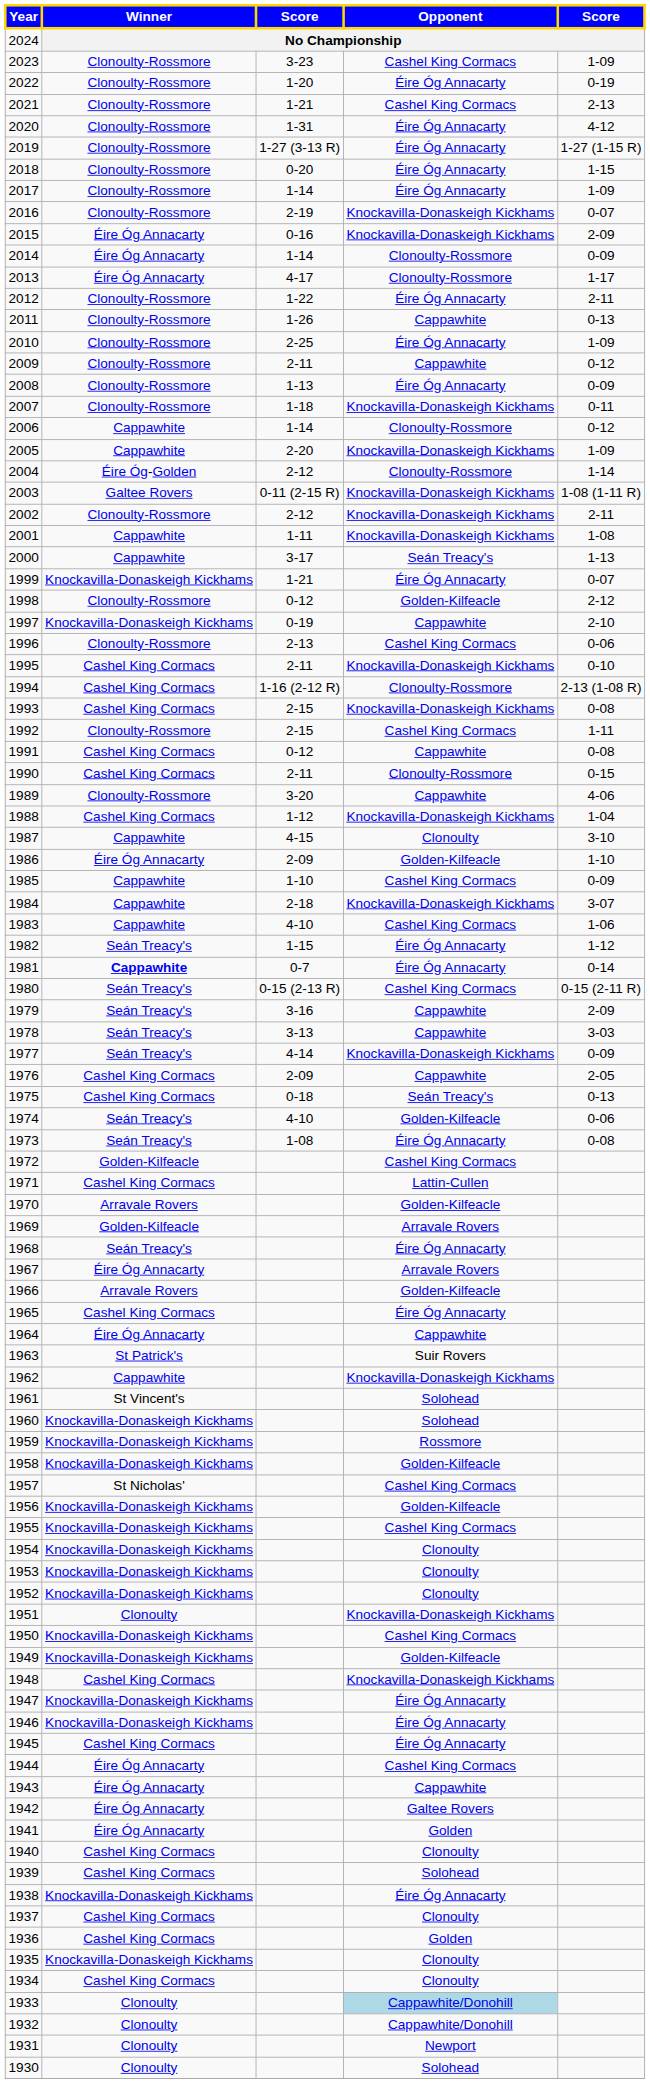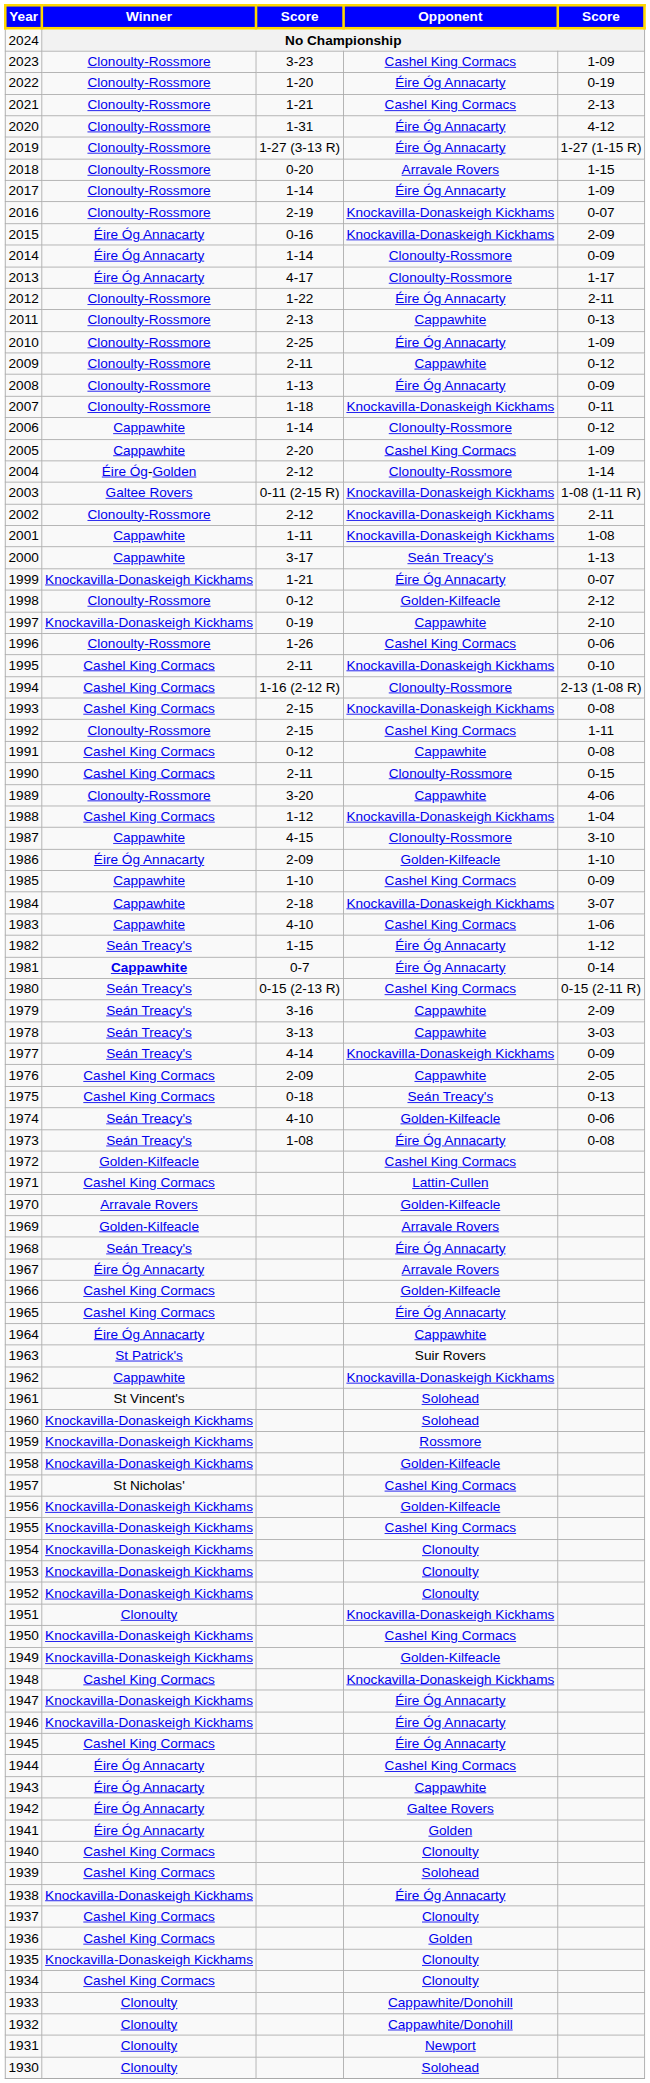(450, 169) Éire Óg Annacarty -> (450, 169) Arravale Rovers
(300, 320) 1-26 -> (300, 320) 2-13
(450, 450) Knockavilla-Donaskeigh Kickhams -> (450, 450) Cashel King Cormacs
(300, 644) 2-13 -> (300, 644) 1-26
(450, 838) Clonoulty -> (450, 838) Clonoulty-Rossmore
(149, 1291) Arravale Rovers -> (149, 1291) Cashel King Cormacs
(450, 2003) lightblue background -> (450, 2003) no background
